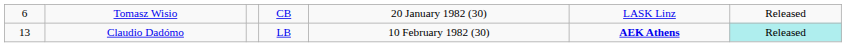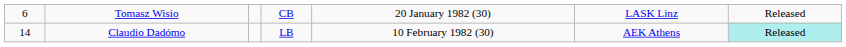(25, 32) 13 -> (25, 32) 14
(649, 32) bold -> (652, 32) normal
